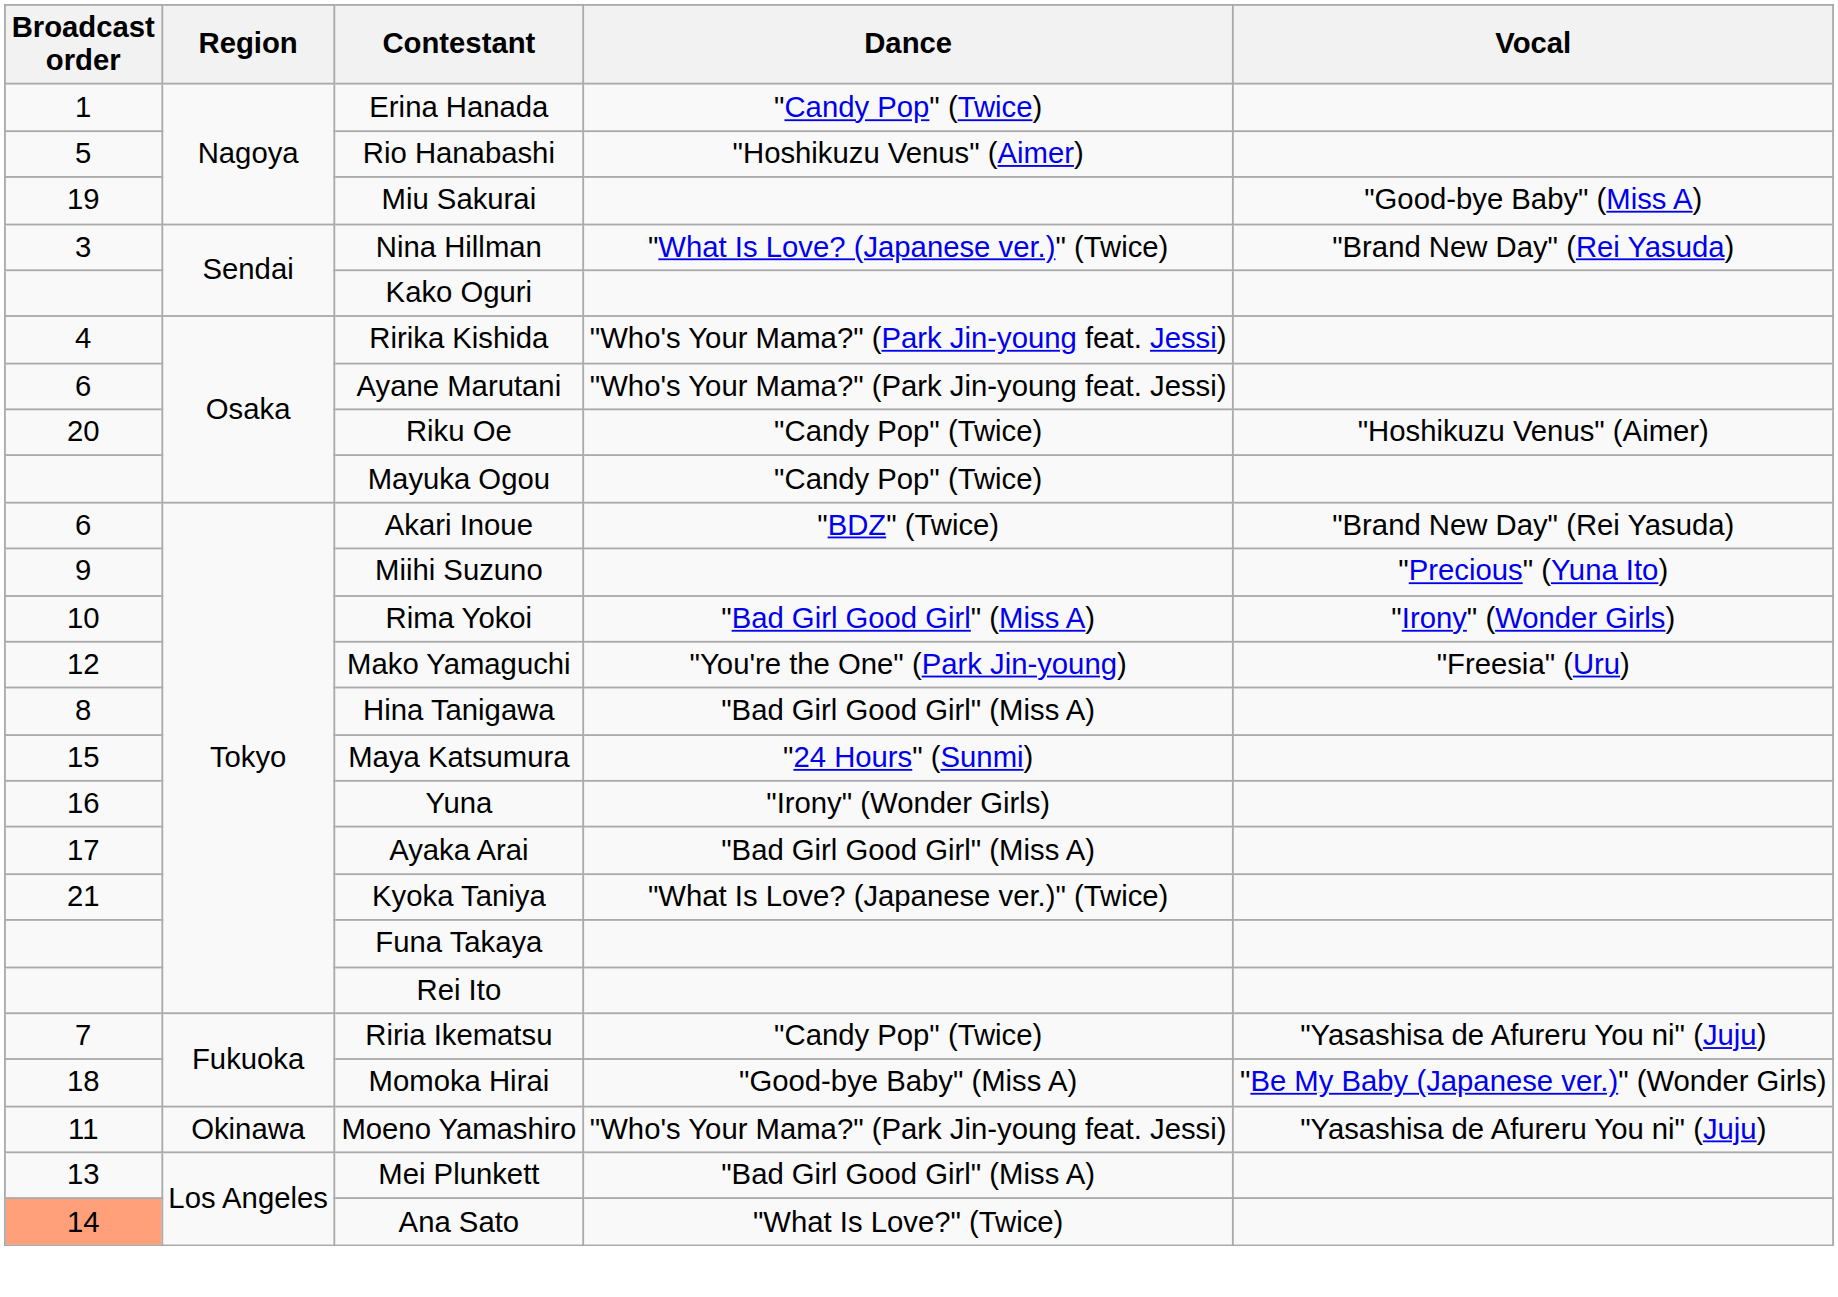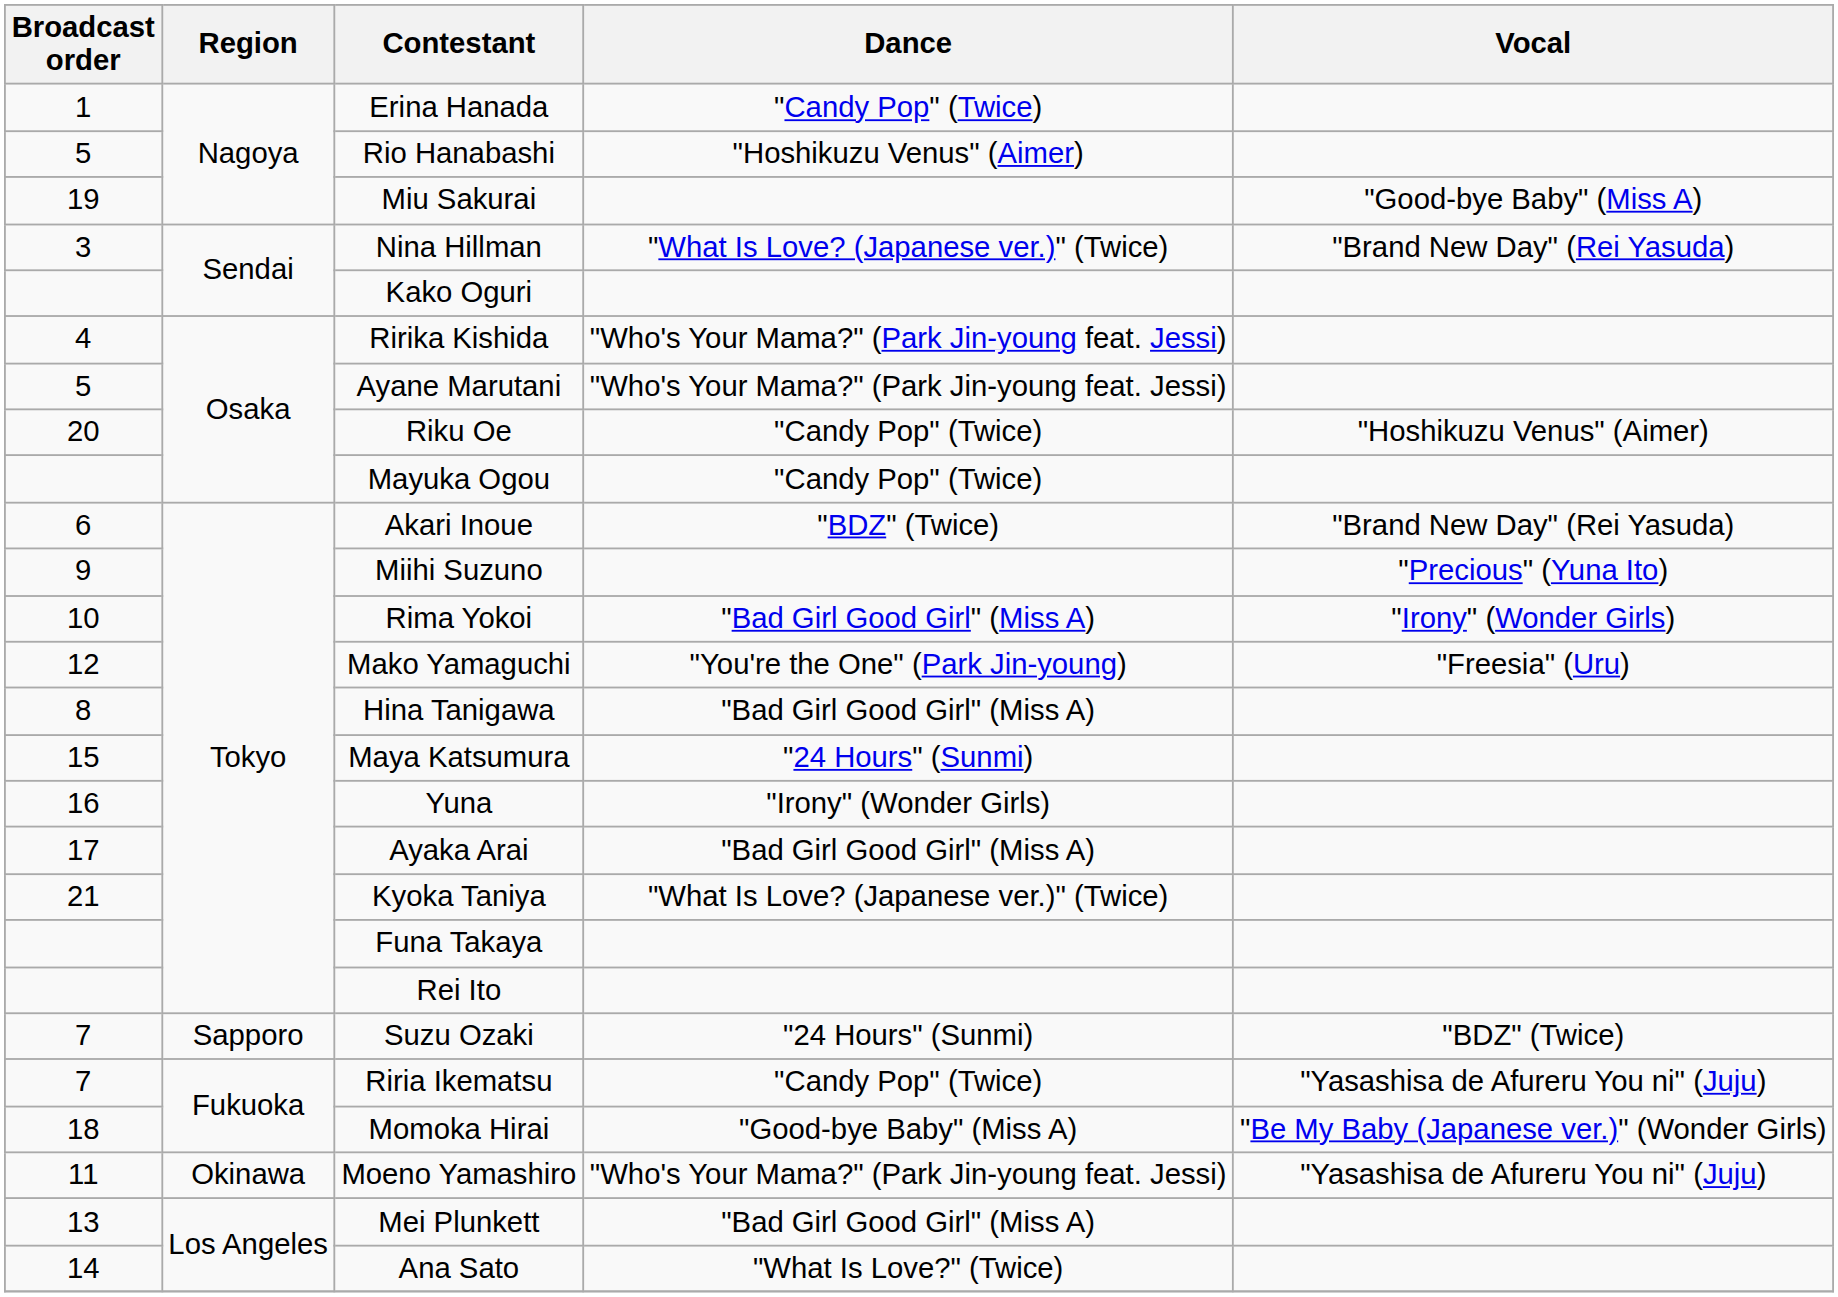(83, 385) 6 -> (83, 385) 5
+ row: (459, 1035)
(83, 1221) lightsalmon background -> (83, 1268) no background
